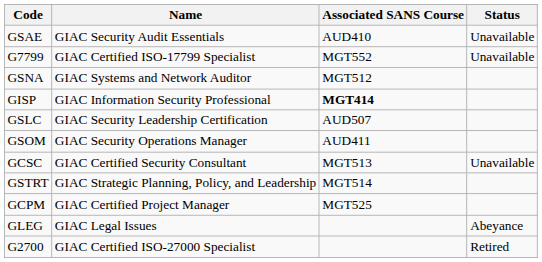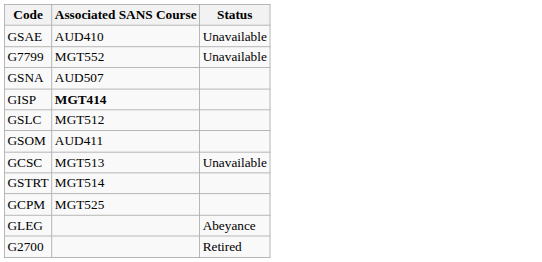- column: (186, 15)
(347, 78) MGT512 -> (79, 78) AUD507
(347, 120) AUD507 -> (80, 120) MGT512
